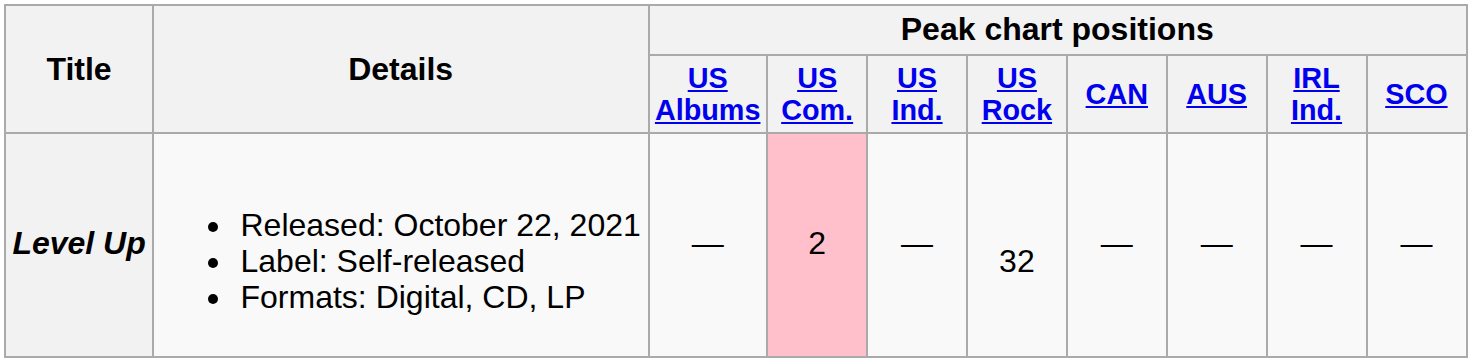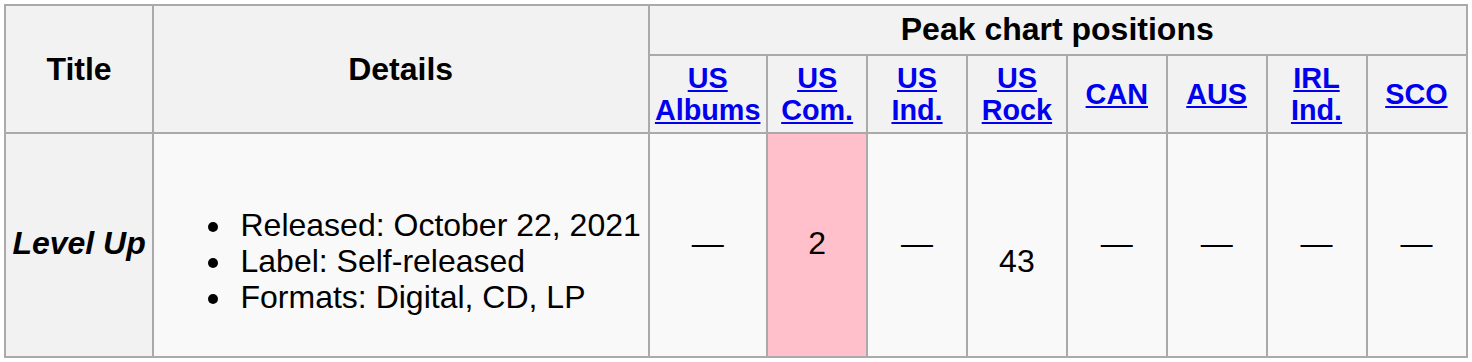(1017, 262) 32 -> (1017, 262) 43
